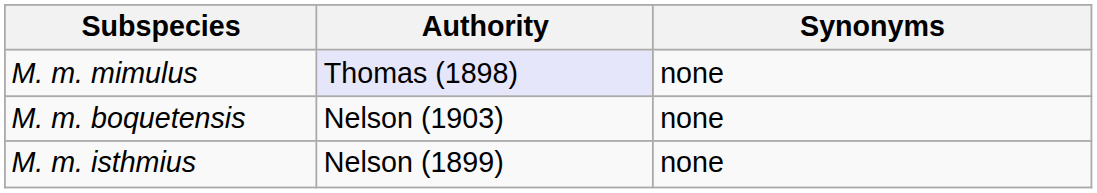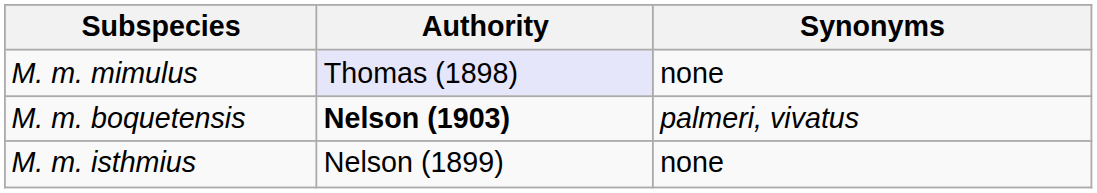(414, 118) normal -> (417, 118) bold
(692, 118) none -> (760, 118) palmeri, vivatus
